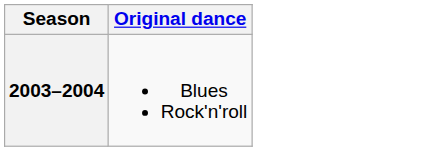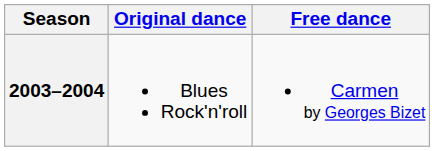+ column: (341, 19)
